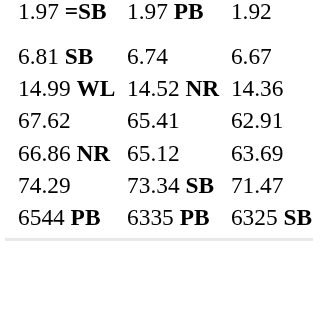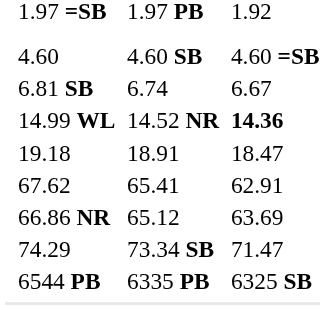+ row: (6, 57)
(257, 88) normal -> (257, 120) bold
+ row: (6, 153)
